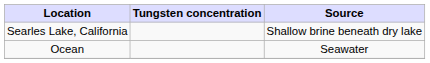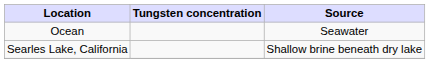rows swapped: (67, 49) <-> (67, 31)
